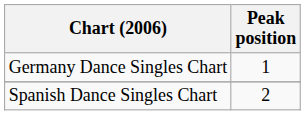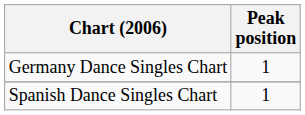(266, 95) 2 -> (266, 95) 1
